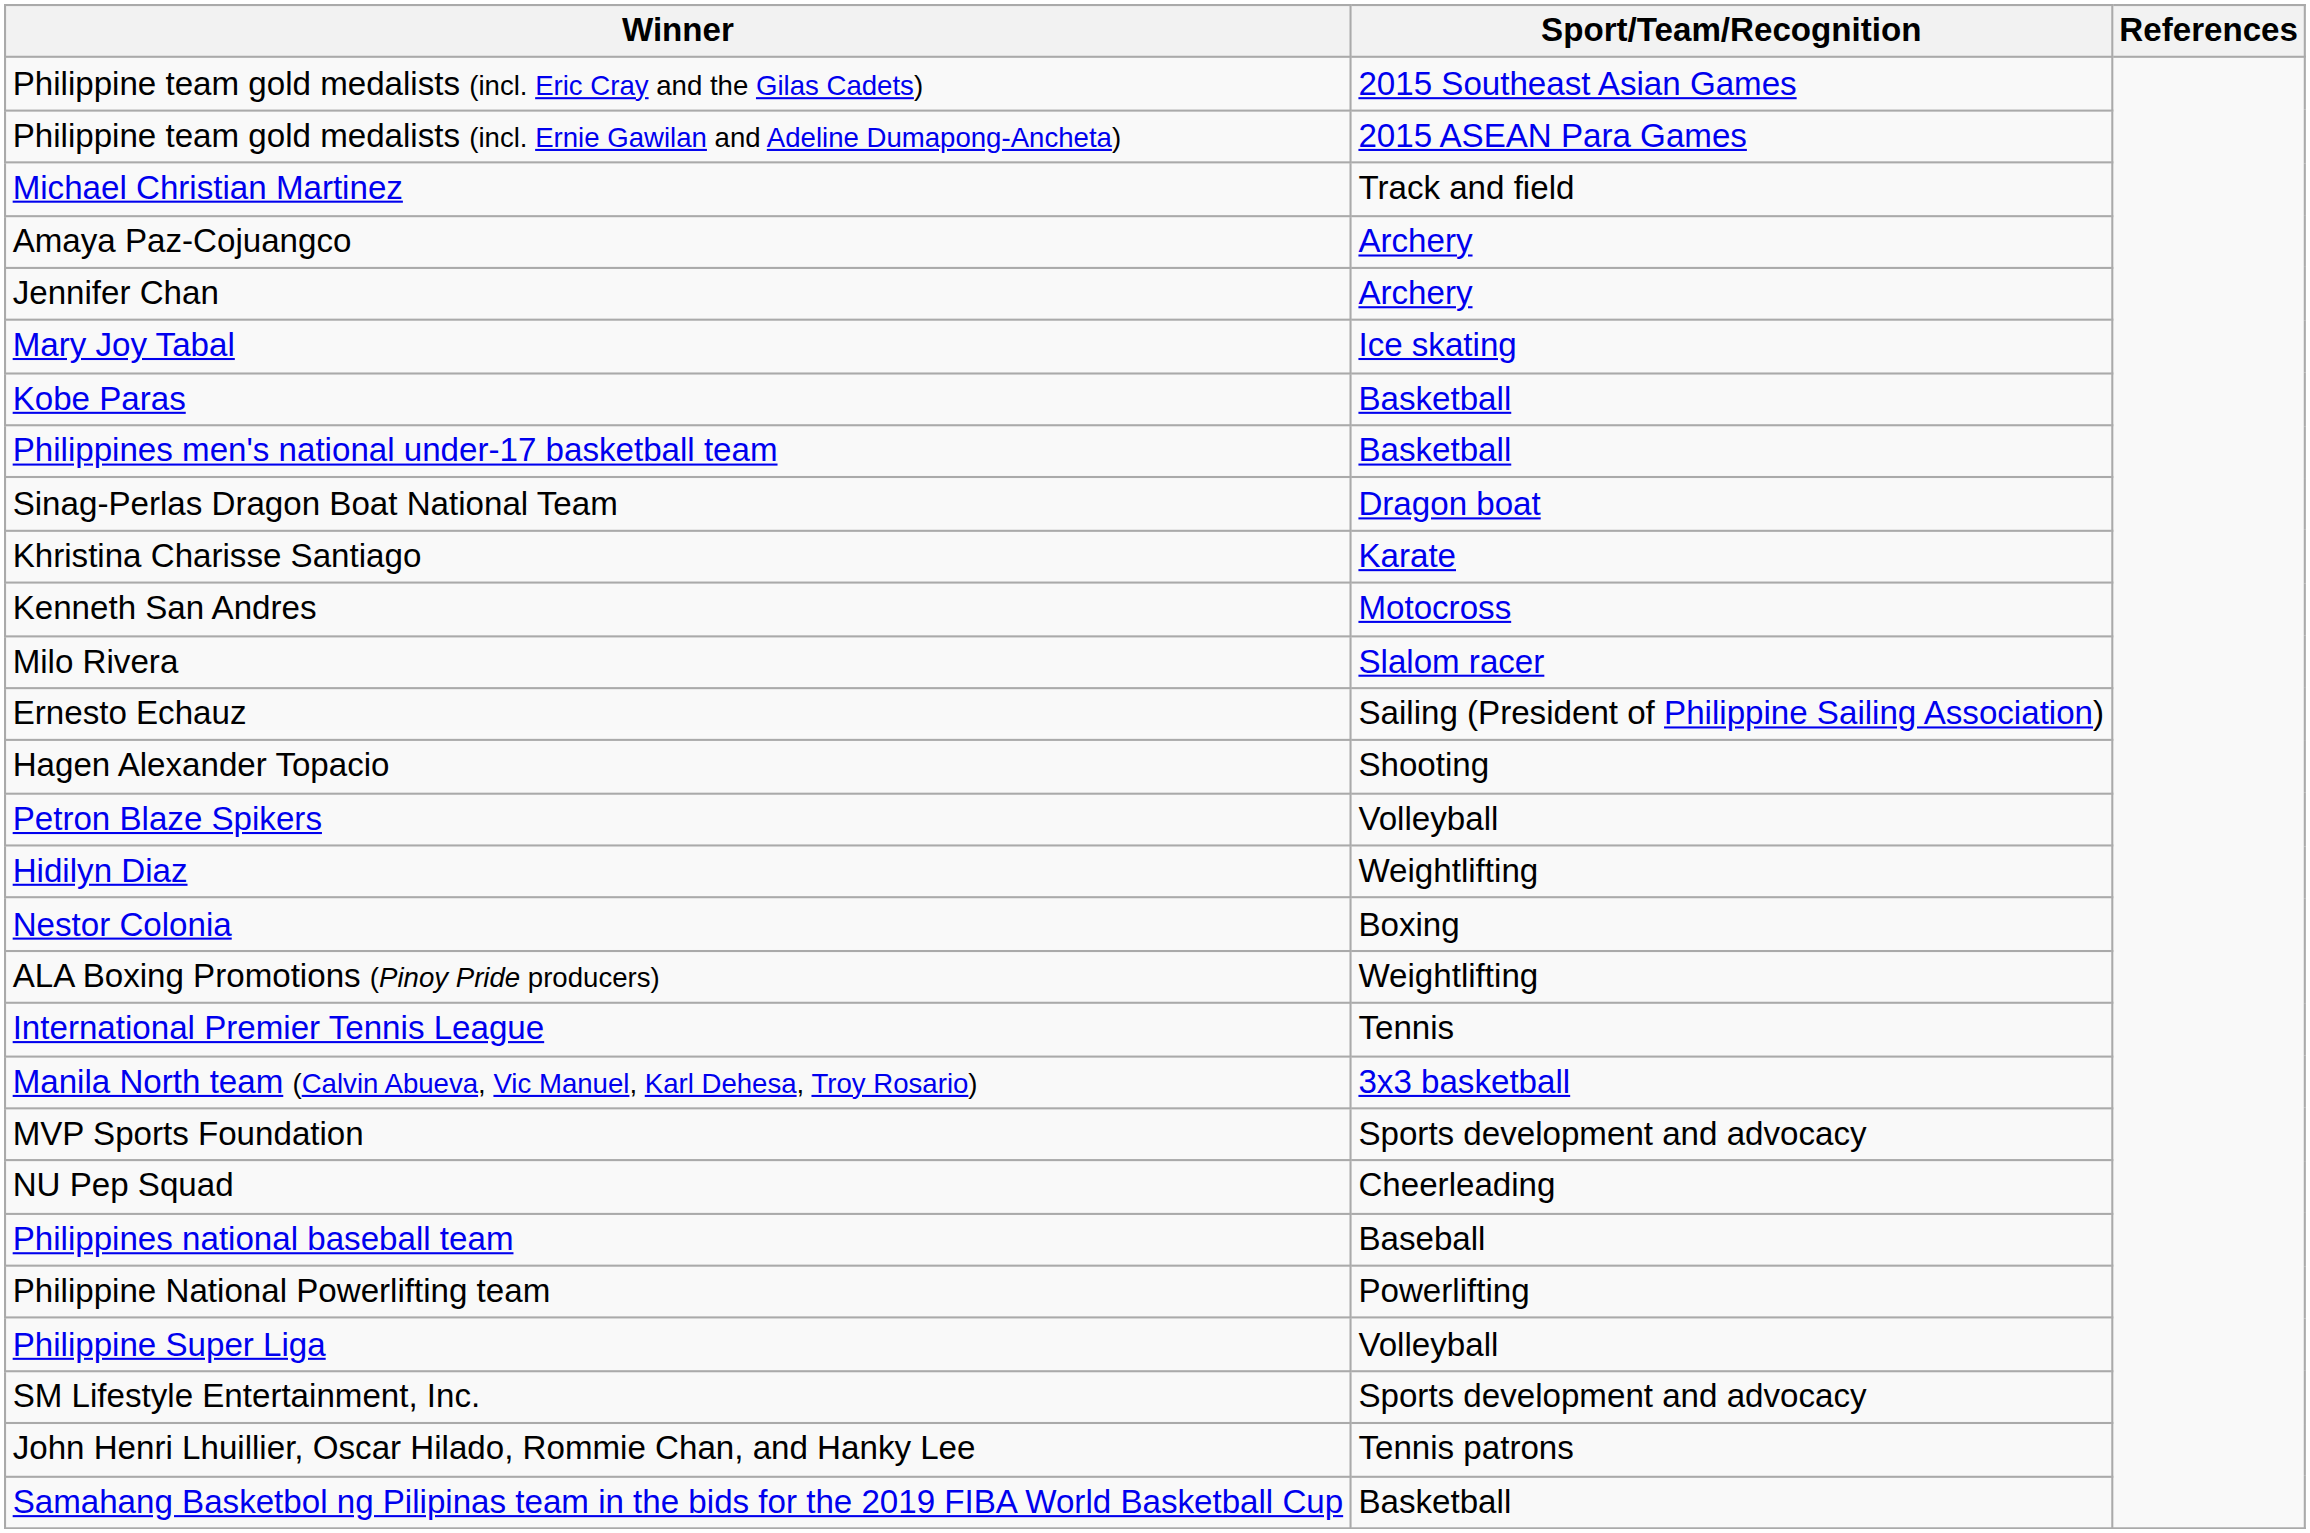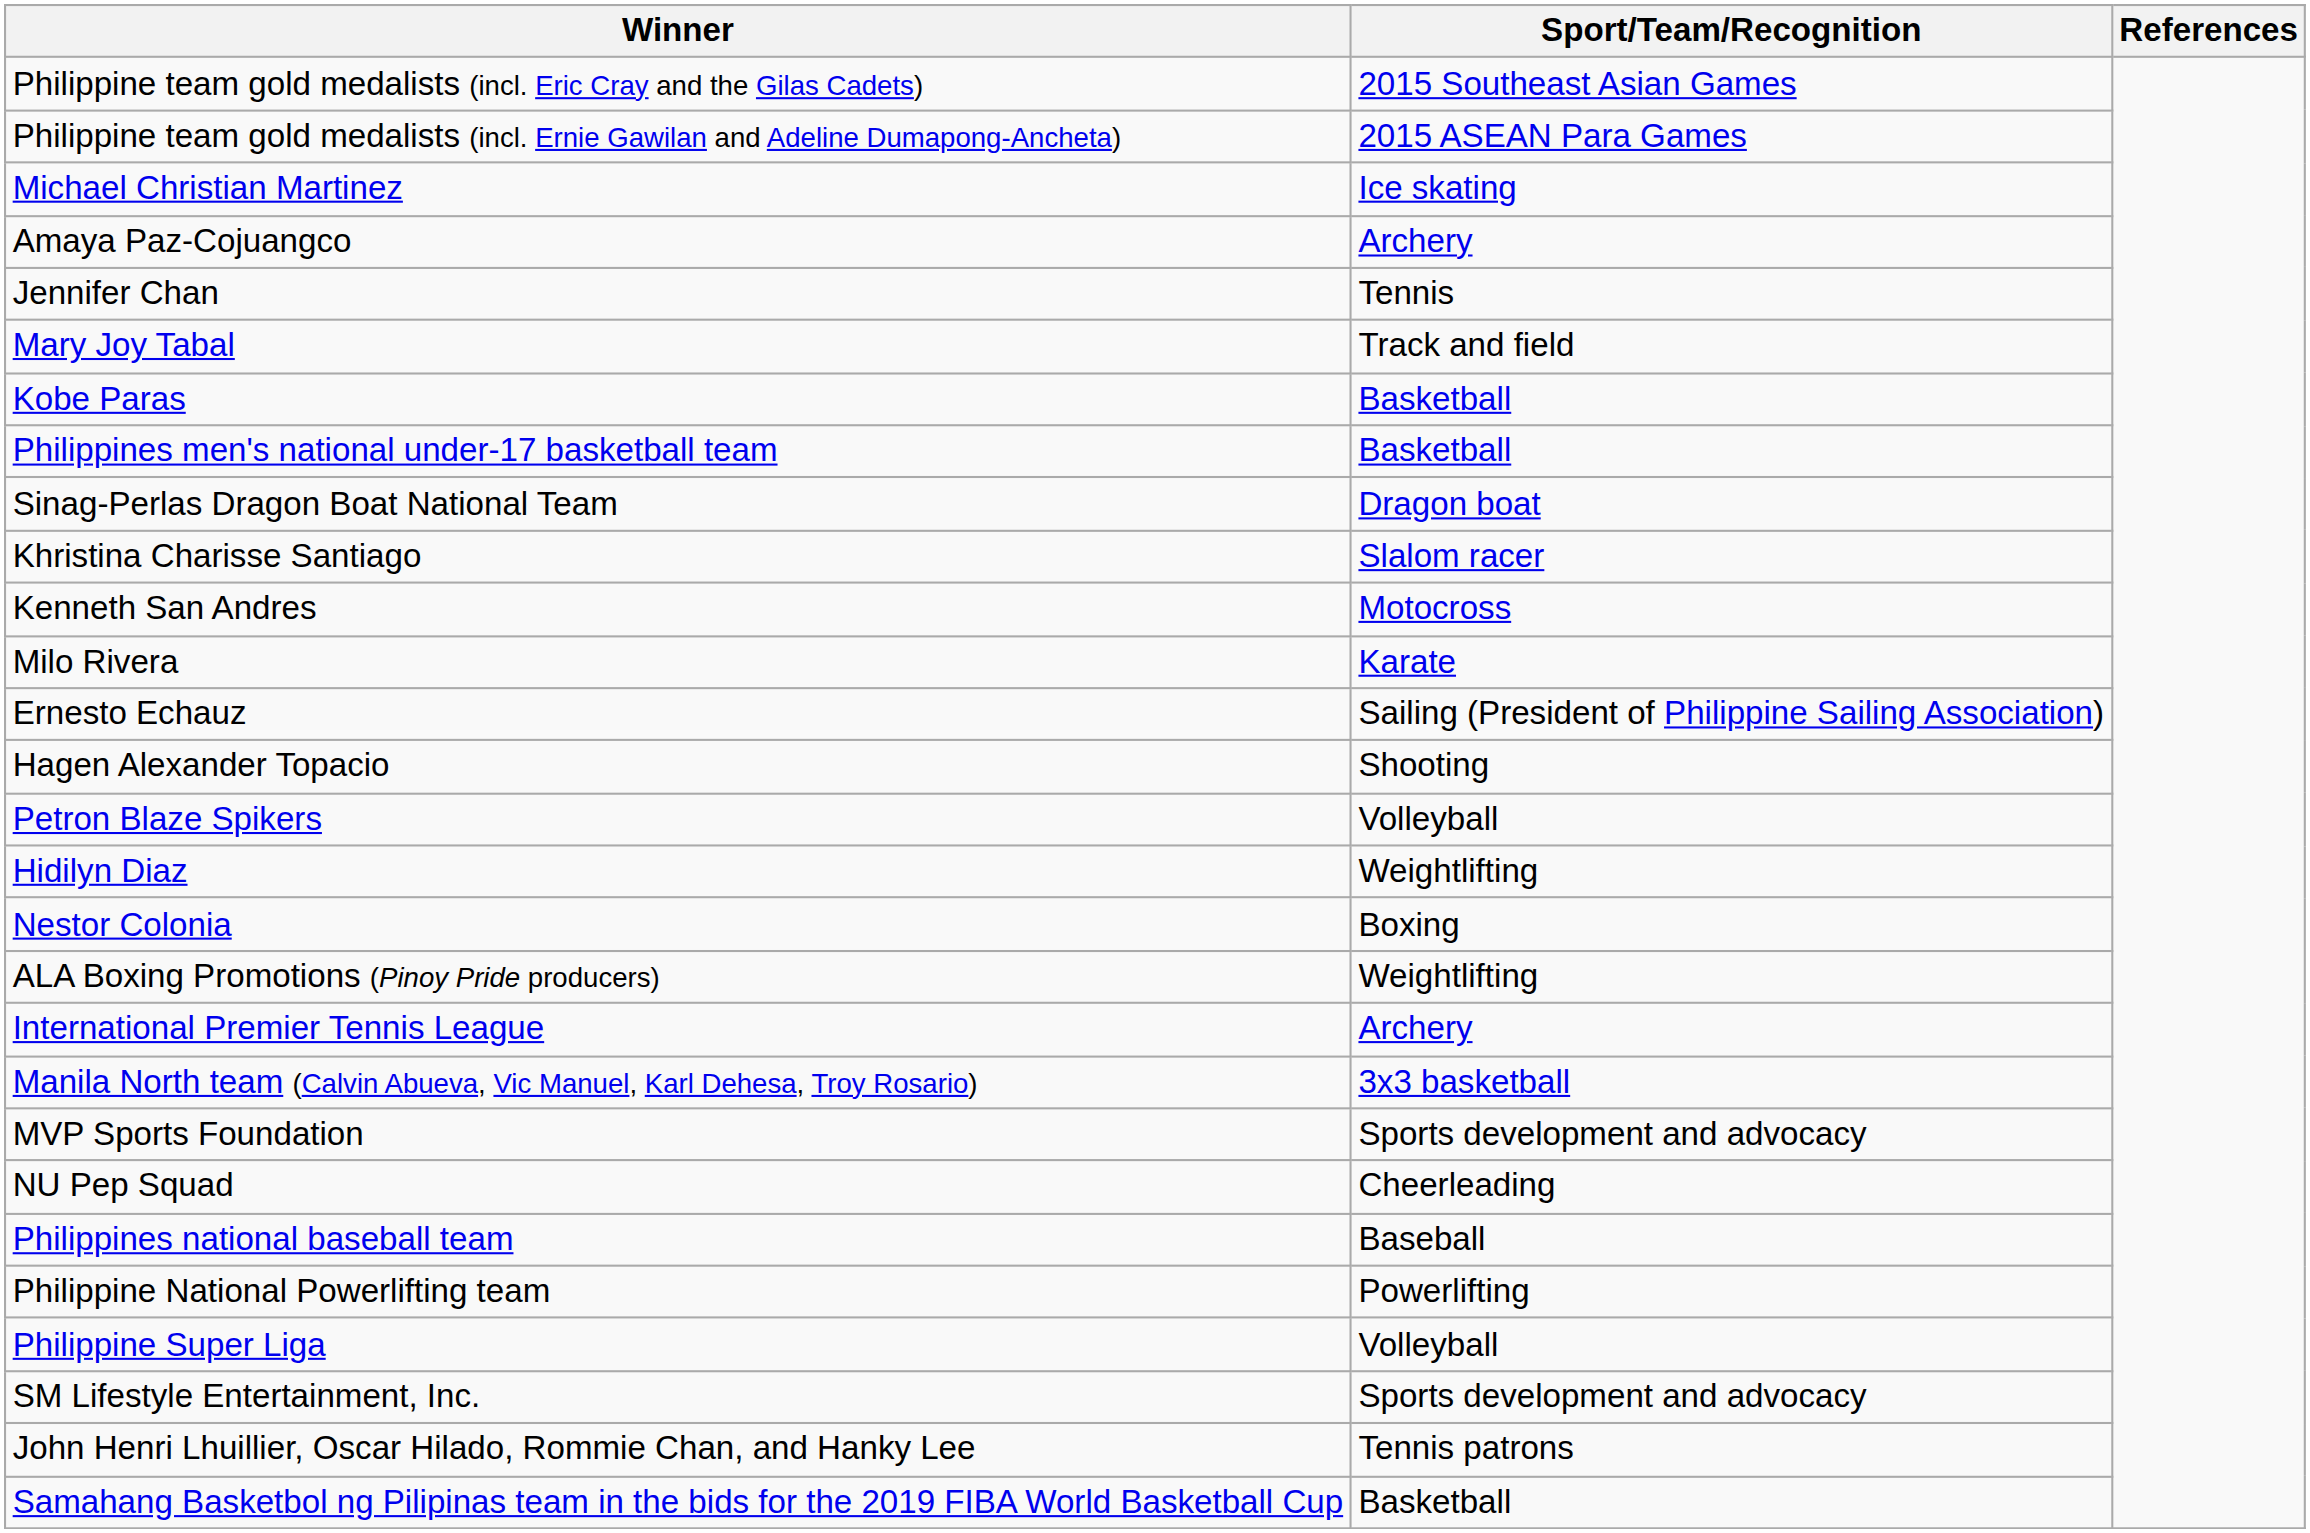(1466, 188) Track and field -> (1438, 188) Ice skating
(1415, 293) Archery -> (1406, 293) Tennis
(1438, 345) Ice skating -> (1466, 345) Track and field
(1407, 556) Karate -> (1451, 556) Slalom racer
(1451, 661) Slalom racer -> (1407, 661) Karate
(1406, 1028) Tennis -> (1415, 1028) Archery
